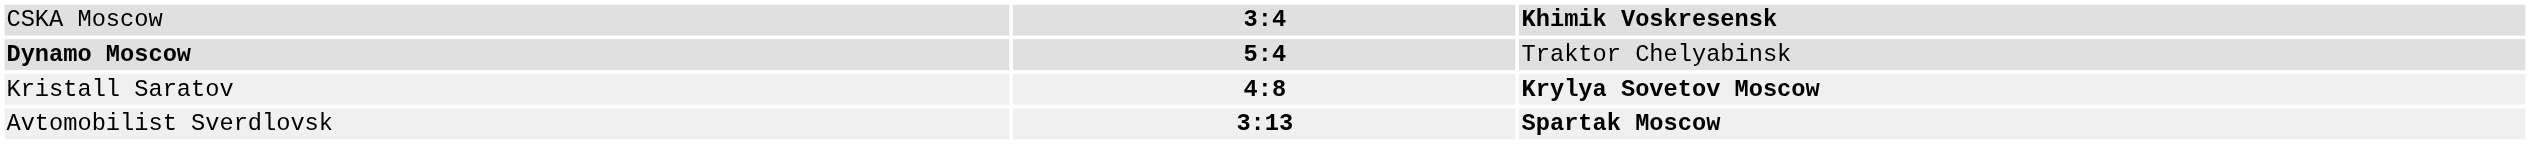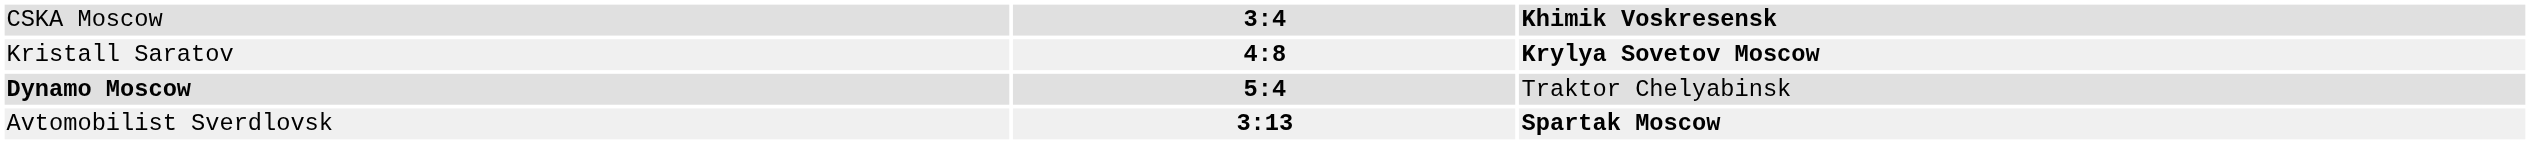rows swapped: (120, 89) <-> (99, 55)
